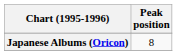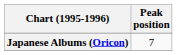(151, 42) 8 -> (151, 42) 7
